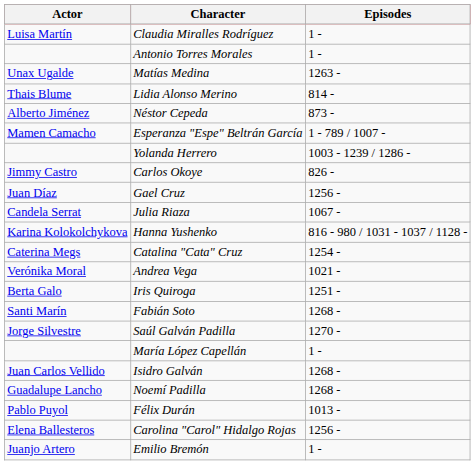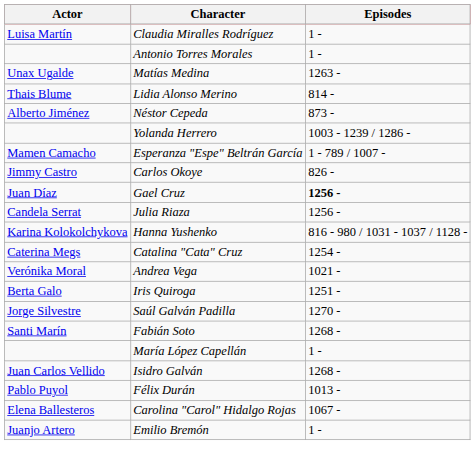rows swapped: (175, 152) <-> (218, 133)
(324, 192) normal -> (324, 192) bold
(324, 212) 1067 - -> (324, 212) 1256 -
rows swapped: (164, 311) <-> (184, 331)
- row: (170, 390)
(324, 430) 1256 - -> (324, 410) 1067 -
